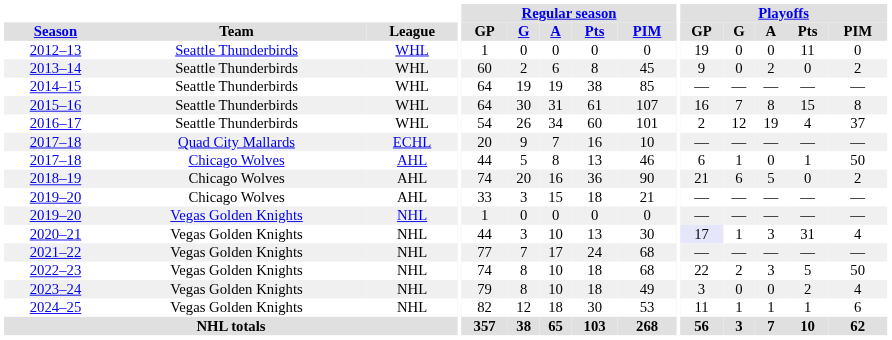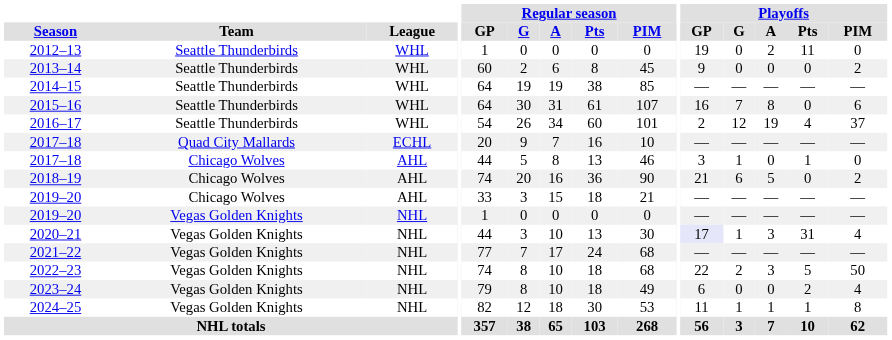(771, 50) 0 -> (771, 50) 2
(771, 68) 2 -> (771, 68) 0
(808, 105) 15 -> (808, 105) 0
(858, 105) 8 -> (858, 105) 6
(702, 160) 6 -> (702, 160) 3
(858, 160) 50 -> (858, 160) 0
(702, 289) 3 -> (702, 289) 6
(858, 307) 6 -> (858, 307) 8
